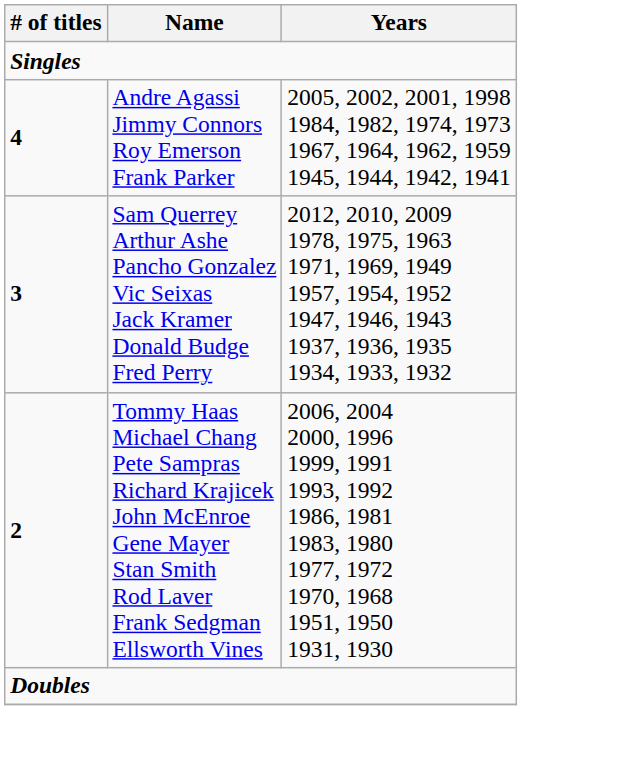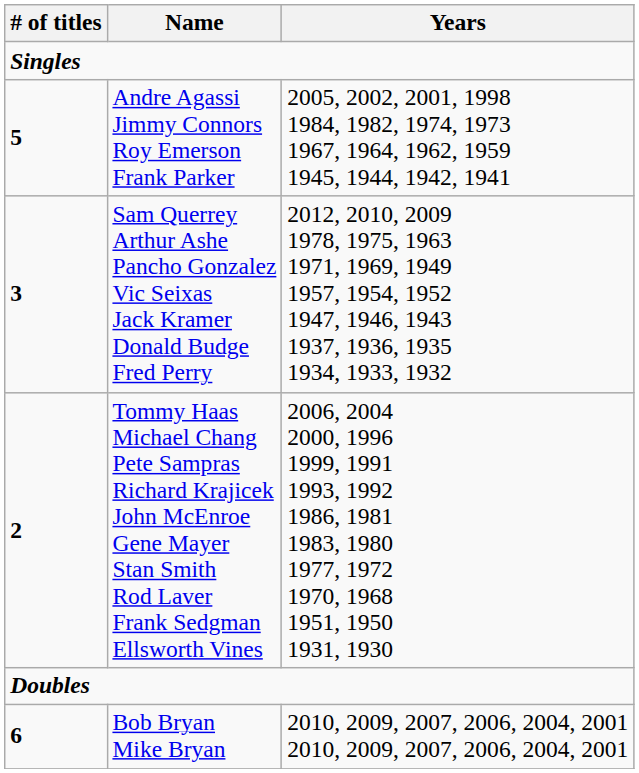(16, 137) 4 -> (16, 137) 5
+ row: (169, 736)
